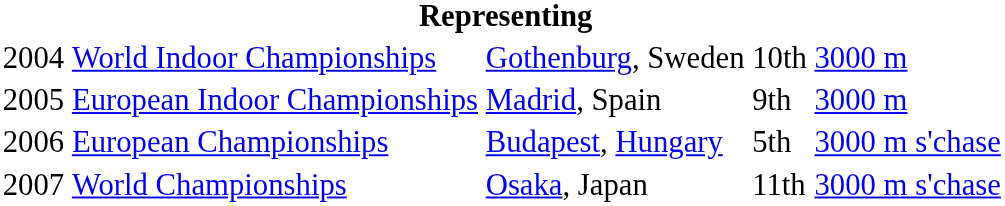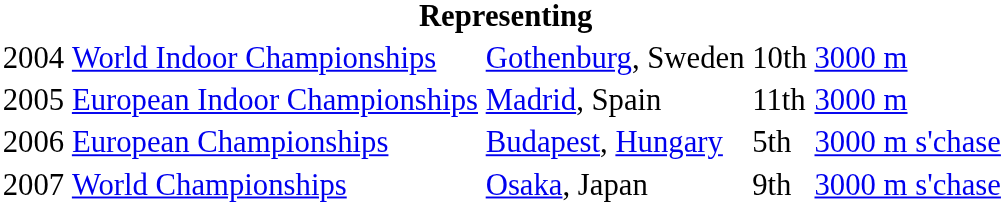(772, 100) 9th -> (779, 100) 11th
(779, 184) 11th -> (772, 184) 9th
